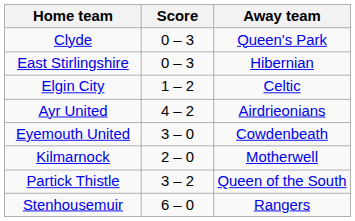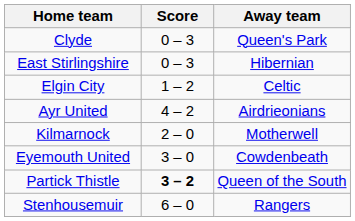rows swapped: (73, 134) <-> (73, 157)
(178, 181) normal -> (178, 181) bold
